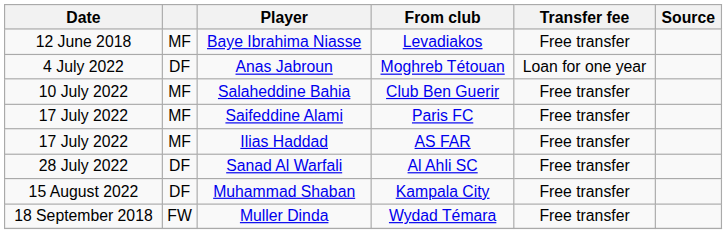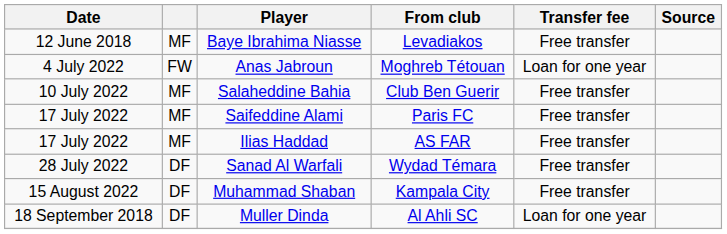(180, 66) DF -> (180, 66) FW
(443, 166) Al Ahli SC -> (443, 166) Wydad Témara
(180, 216) FW -> (180, 216) DF
(443, 216) Wydad Témara -> (443, 216) Al Ahli SC
(585, 216) Free transfer -> (585, 216) Loan for one year
